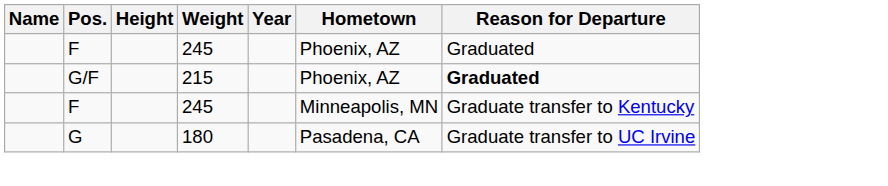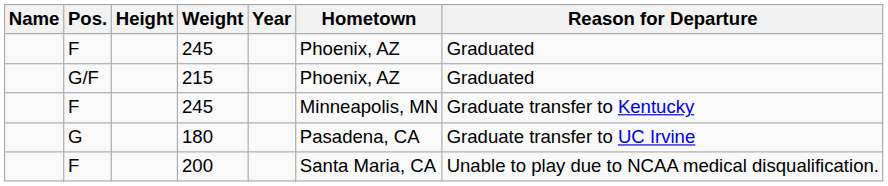(493, 78) bold -> (491, 78) normal
+ row: (74, 166)
